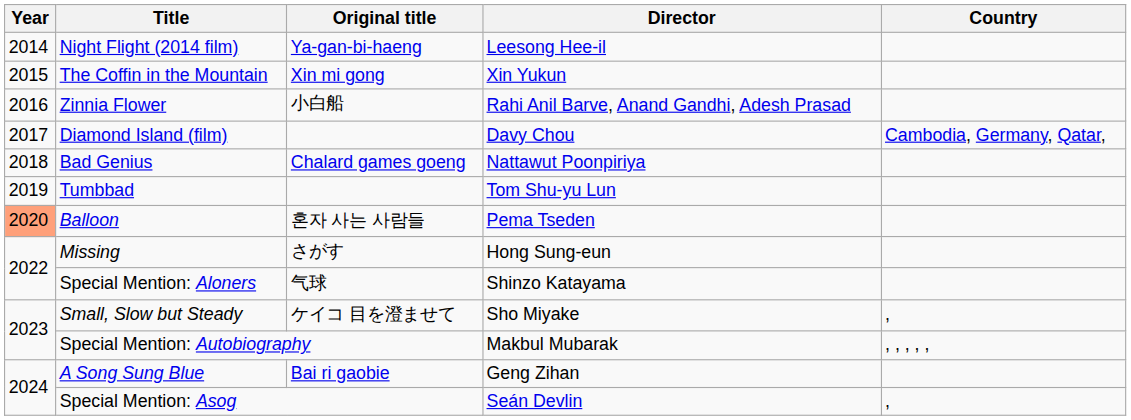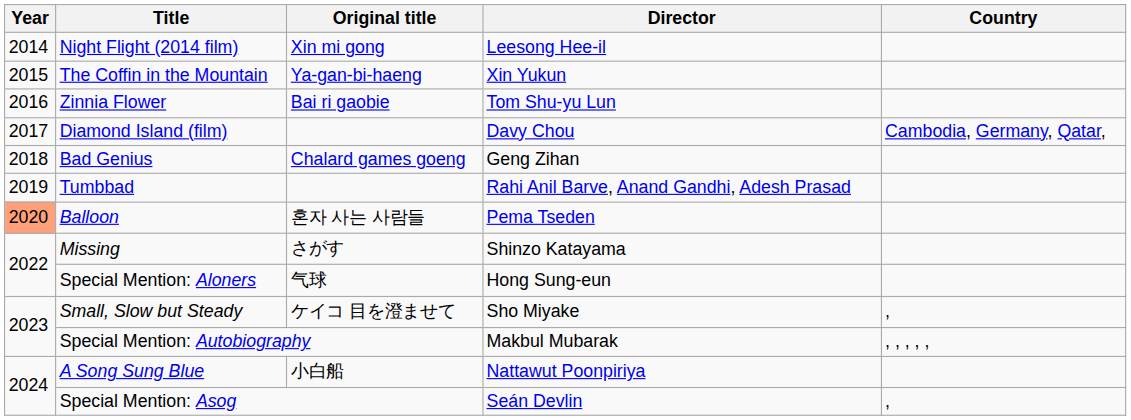(356, 46) Ya-gan-bi-haeng -> (338, 46) Xin mi gong
(338, 74) Xin mi gong -> (356, 74) Ya-gan-bi-haeng
(318, 104) 小白船 -> (340, 103) Bai ri gaobie
(669, 104) Rahi Anil Barve, Anand Gandhi, Adesh Prasad -> (551, 103) Tom Shu-yu Lun
(566, 162) Nattawut Poonpiriya -> (533, 159) Geng Zihan
(551, 190) Tom Shu-yu Lun -> (669, 187) Rahi Anil Barve, Anand Gandhi, Adesh Prasad
(549, 252) Hong Sung-eun -> (556, 248) Shinzo Katayama
(556, 283) Shinzo Katayama -> (549, 280) Hong Sung-eun
(340, 373) Bai ri gaobie -> (318, 371) 小白船
(533, 373) Geng Zihan -> (566, 371) Nattawut Poonpiriya
